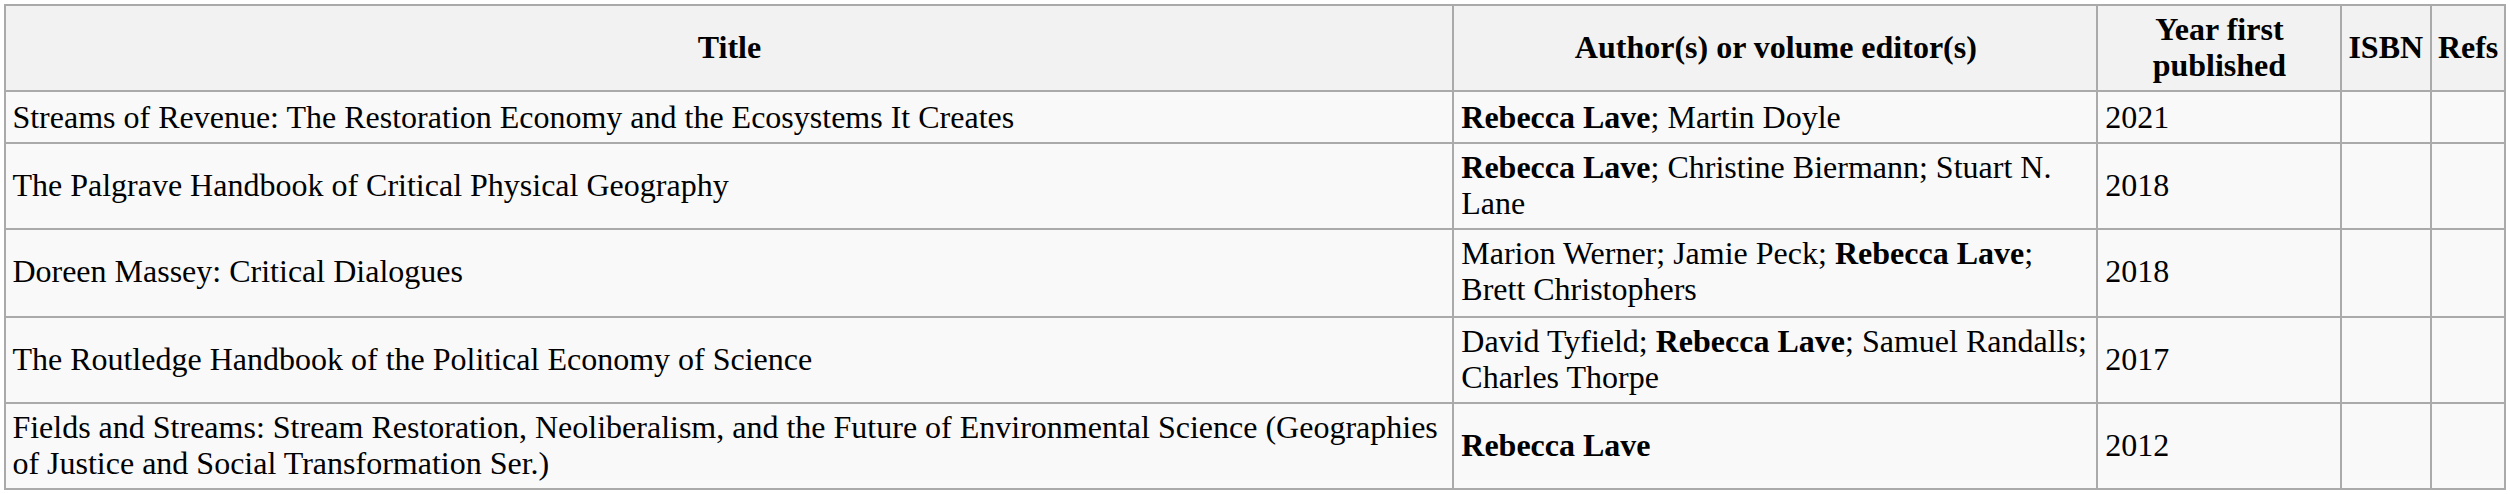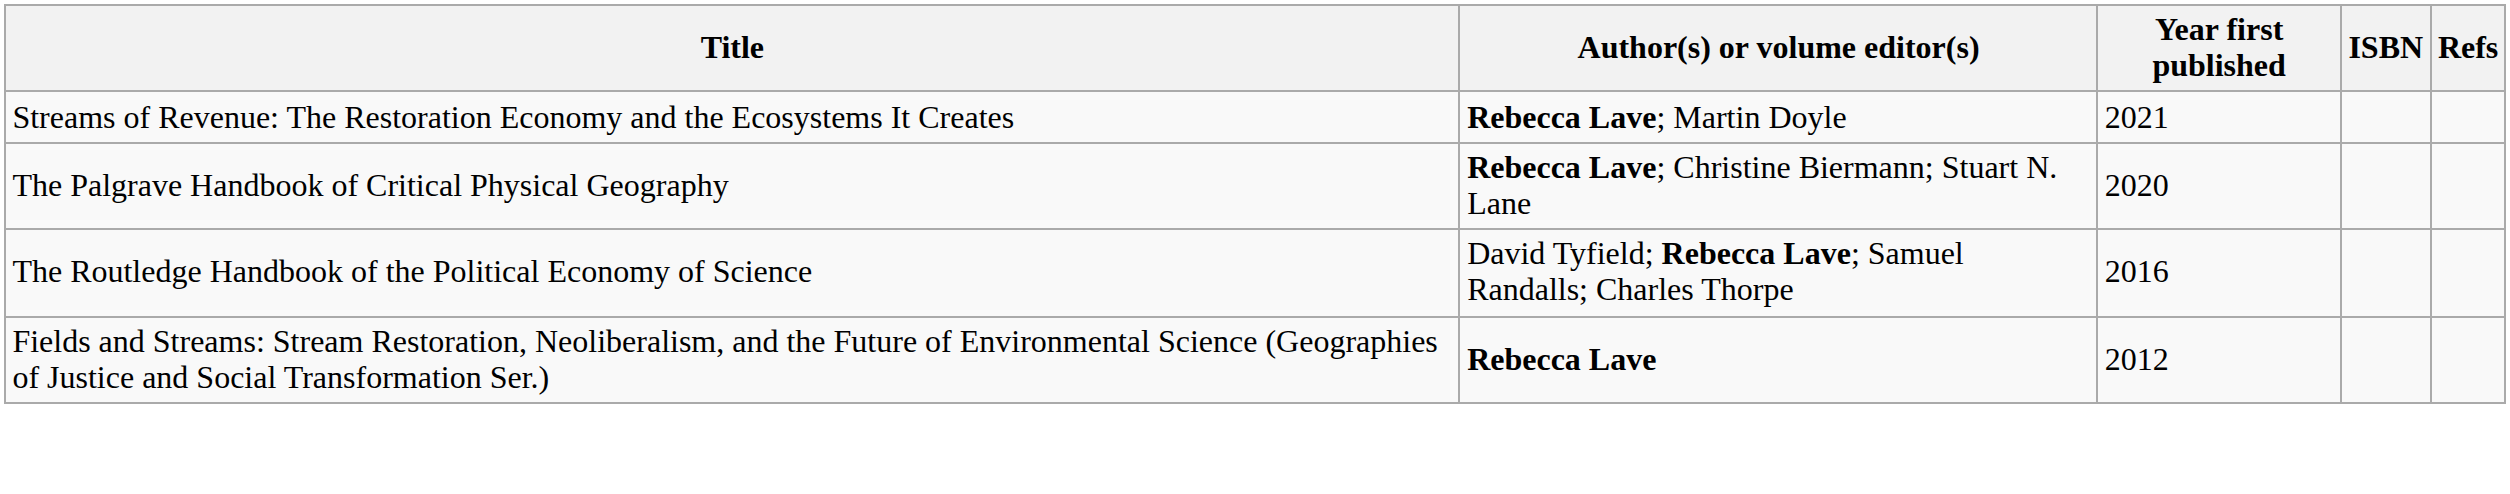(2137, 185) 2018 -> (2137, 185) 2020
- row: (238, 272)
(2137, 358) 2017 -> (2137, 272) 2016
